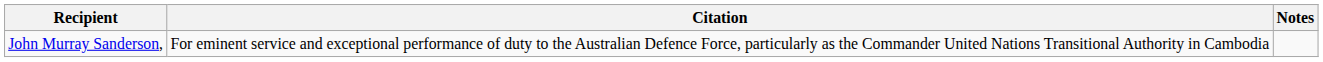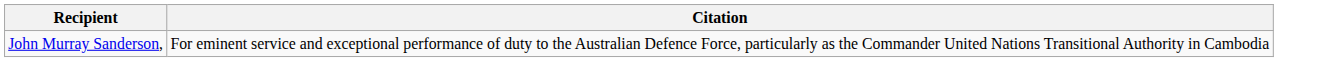- column: (1295, 17)
